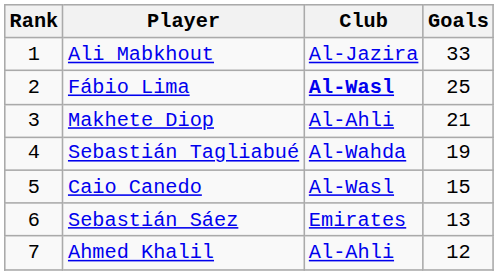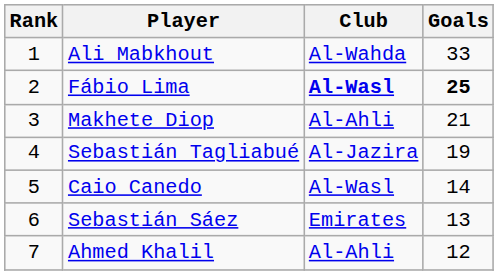(364, 54) Al-Jazira -> (358, 54) Al-Wahda
(458, 87) normal -> (458, 87) bold
(358, 154) Al-Wahda -> (364, 154) Al-Jazira
(458, 187) 15 -> (458, 187) 14
